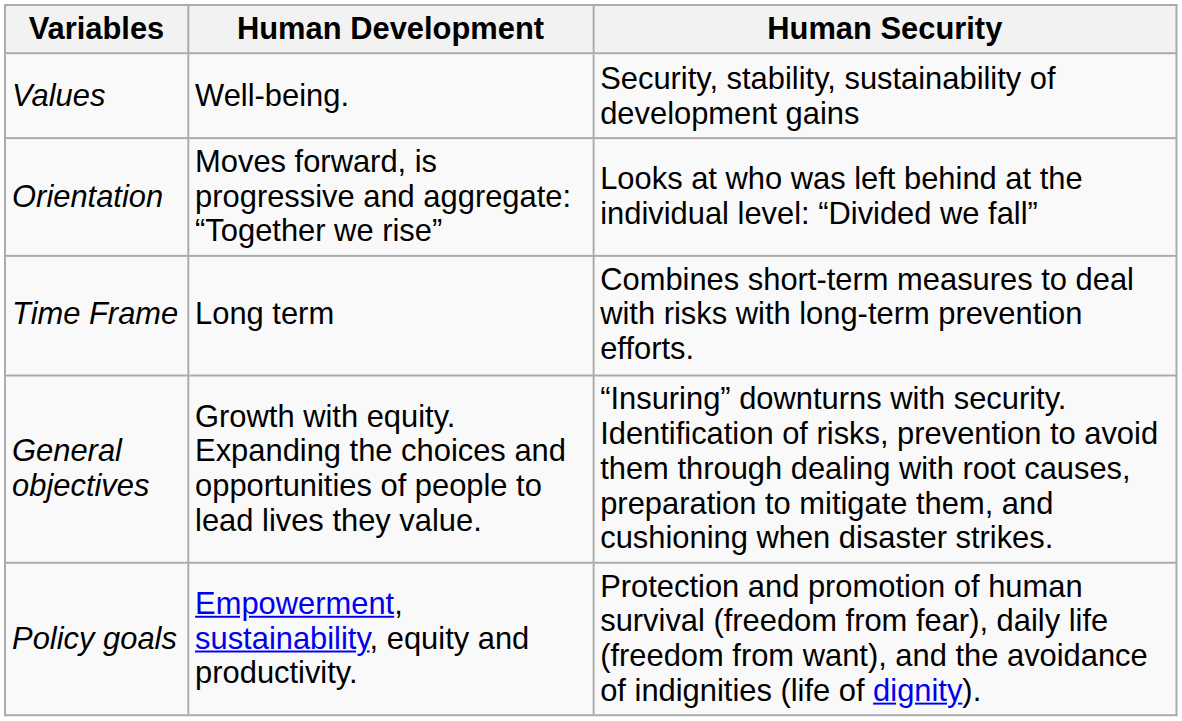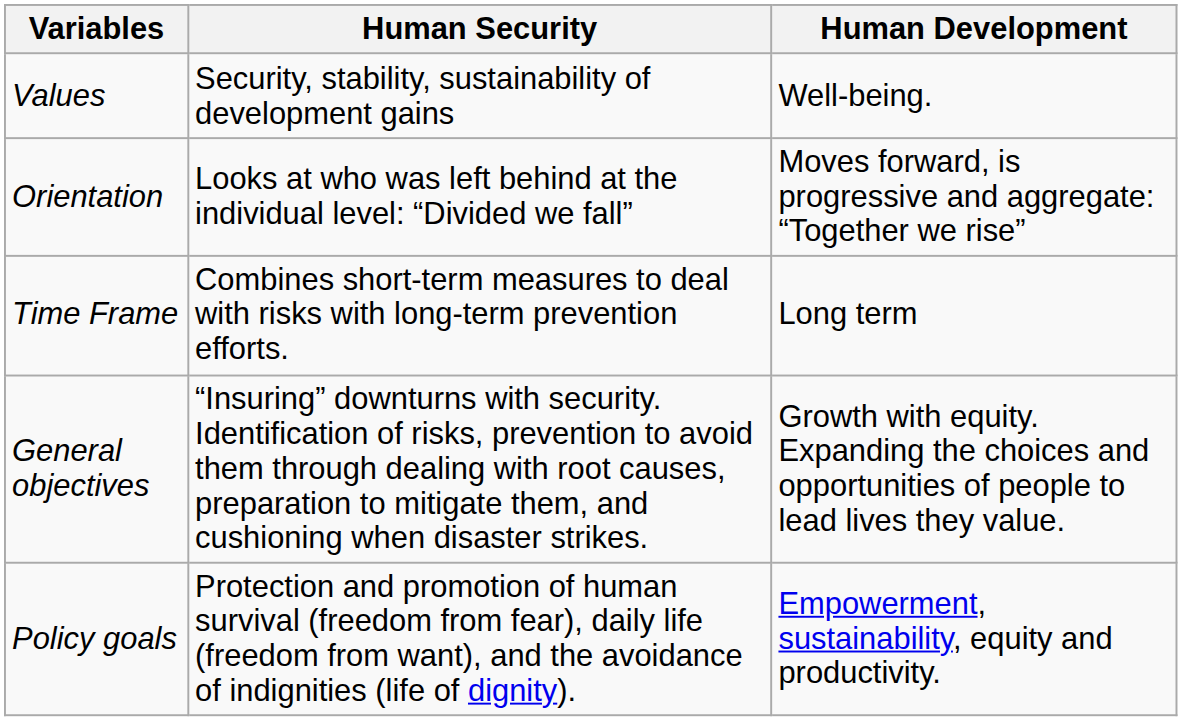columns swapped: (390, 28) <-> (885, 28)
